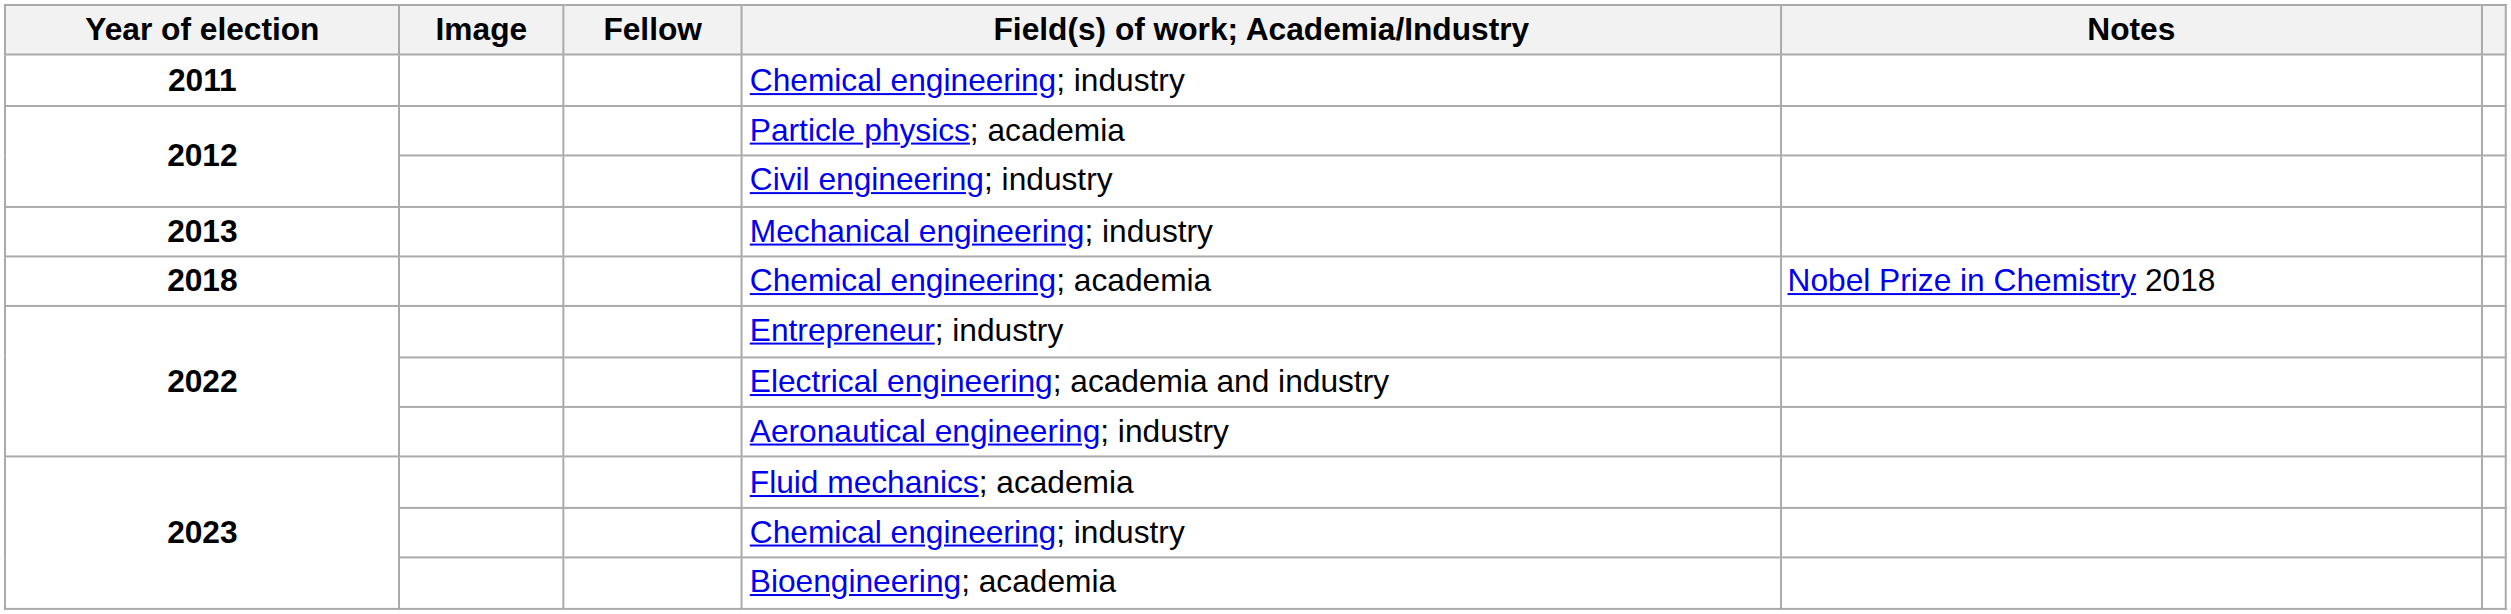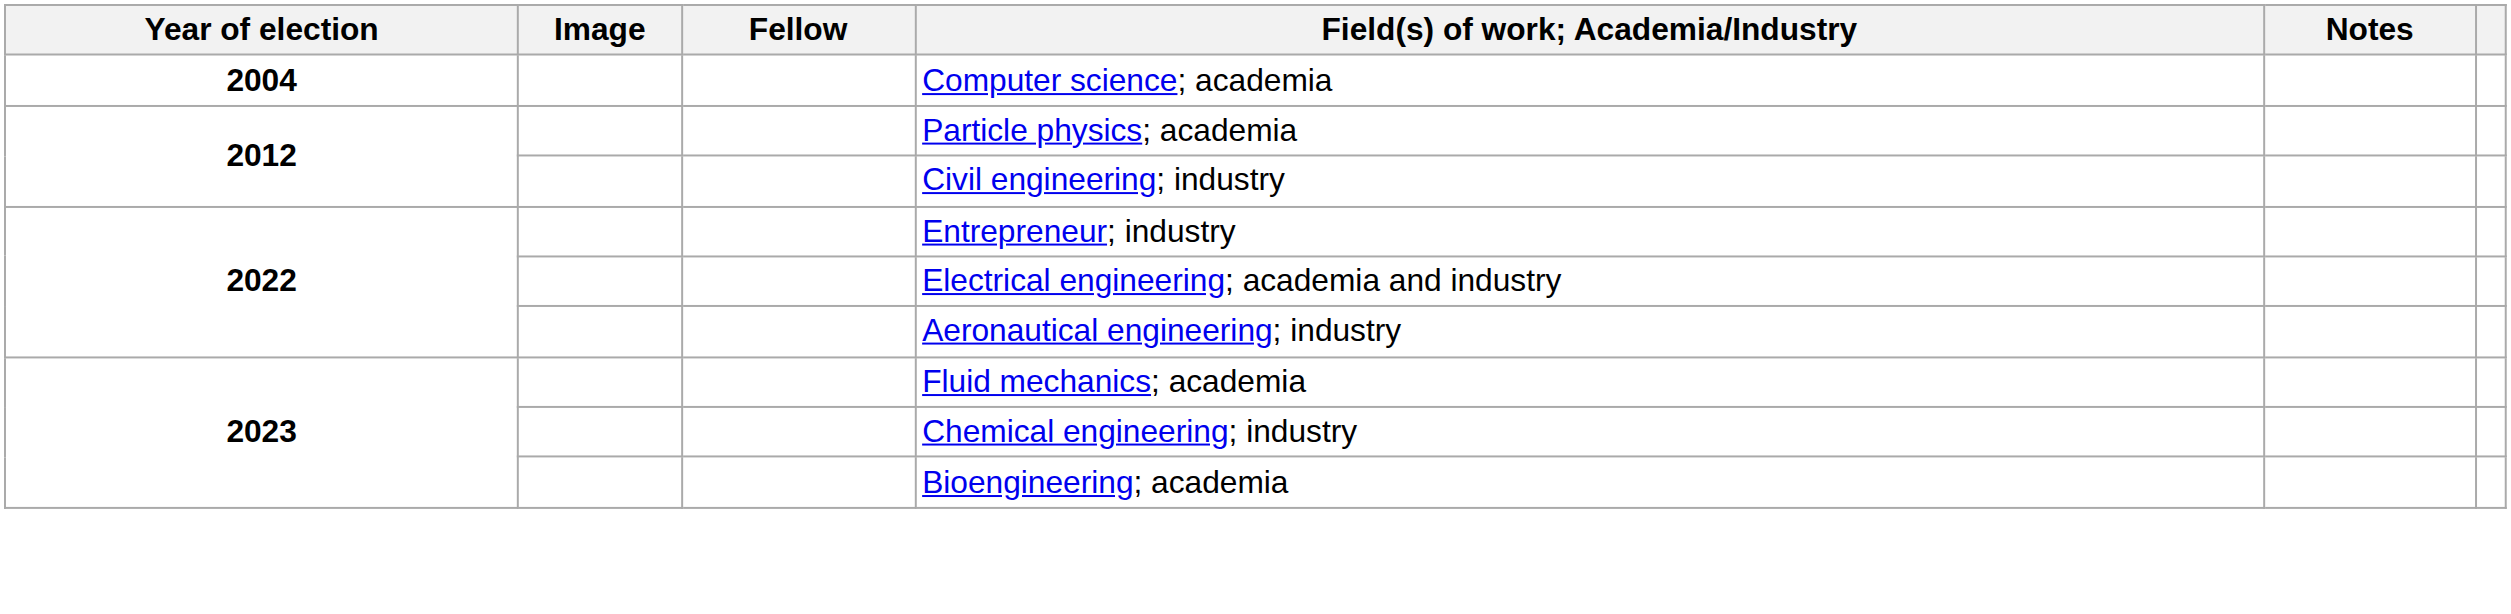+ row: (262, 79)
- row: (202, 79)
- row: (202, 230)
- row: (202, 280)
